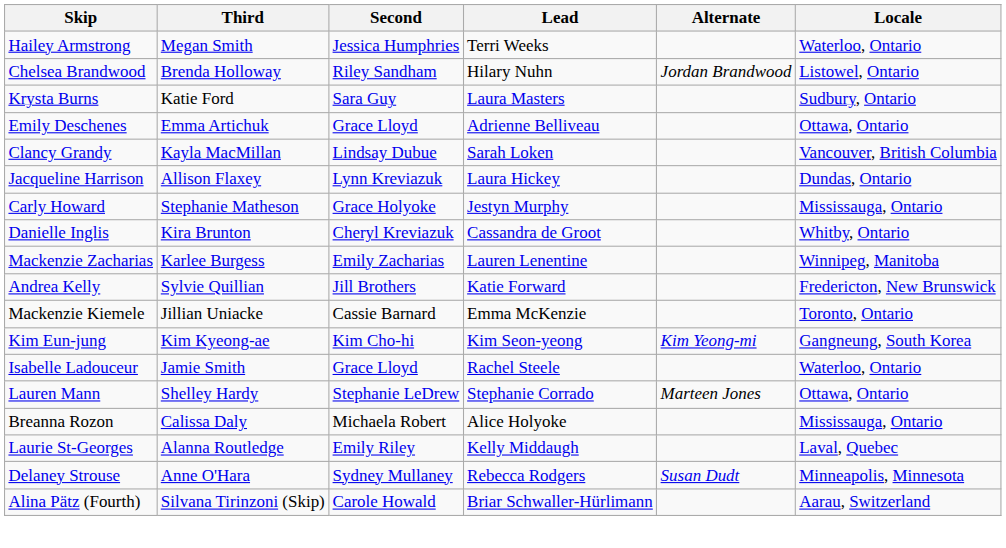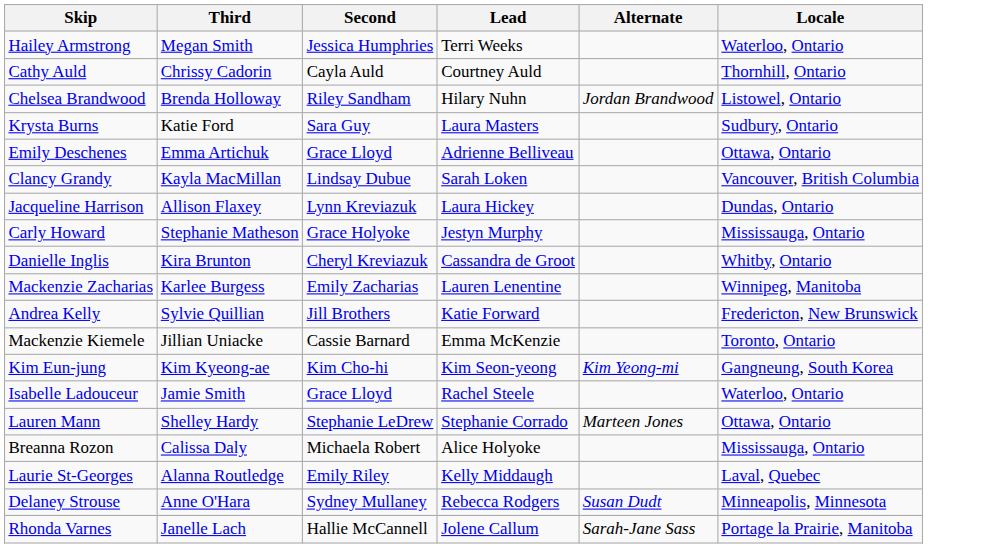+ row: (47, 71)
- row: (74, 502)
+ row: (60, 529)
